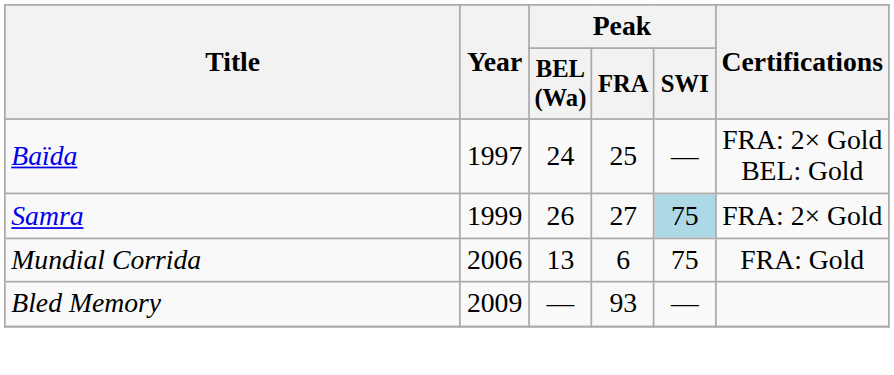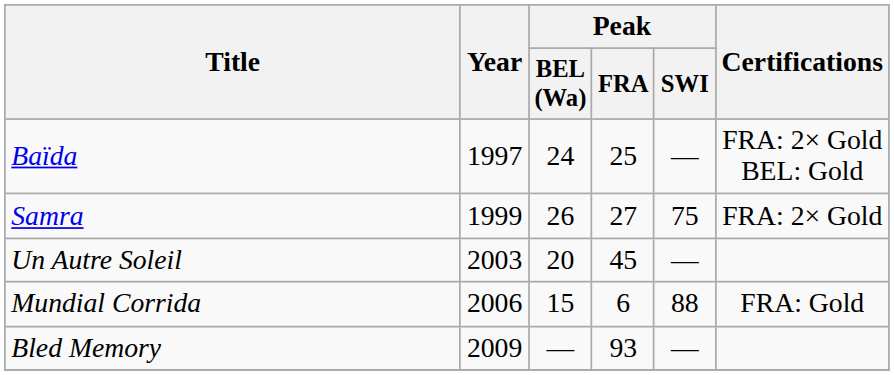(685, 215) lightblue background -> (685, 215) no background
+ row: (97, 259)
(560, 259) 13 -> (560, 303) 15
(685, 259) 75 -> (685, 303) 88
